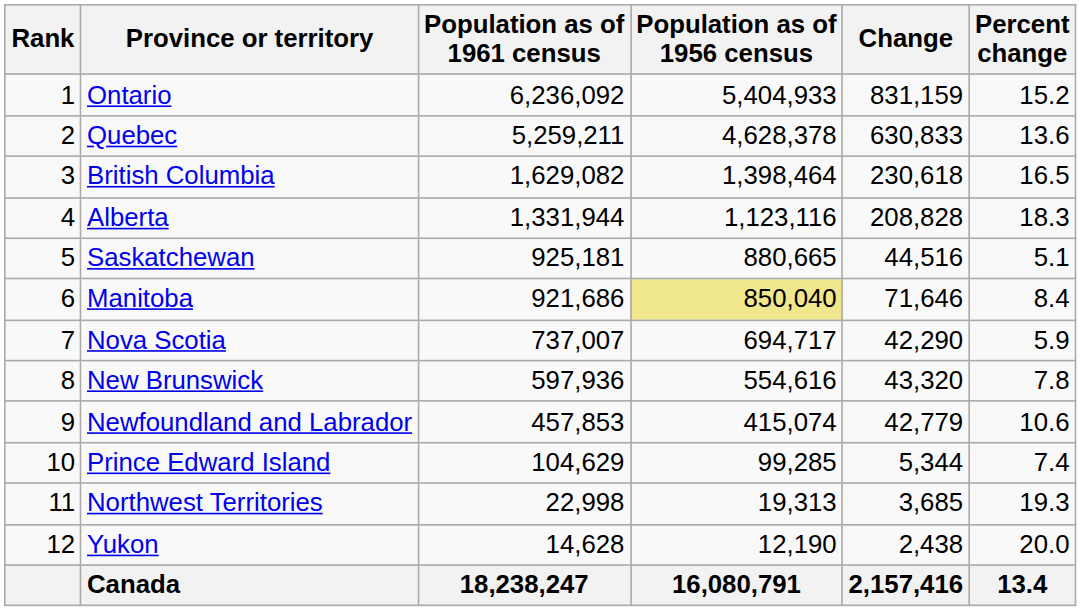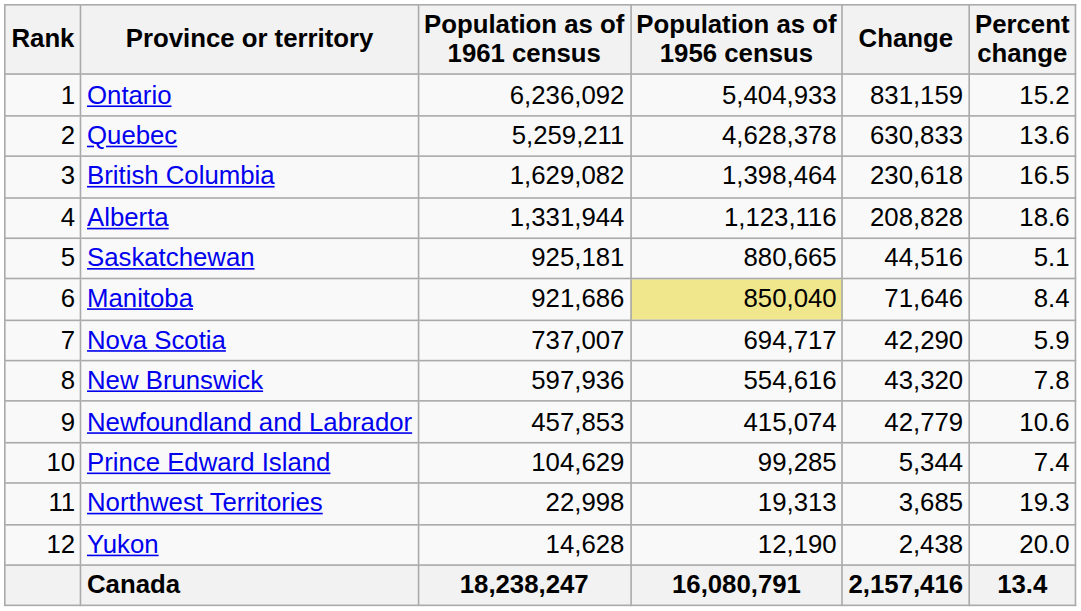(1044, 217) 18.3 -> (1044, 217) 18.6
